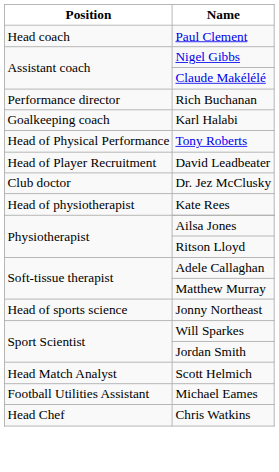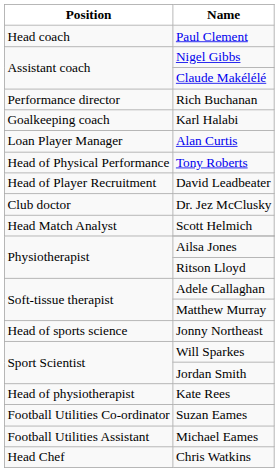+ row: (207, 141)
rows swapped: (203, 204) <-> (214, 373)
+ row: (211, 415)
